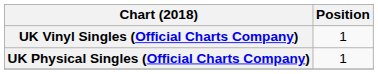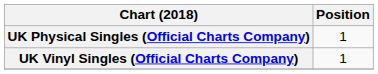rows swapped: (159, 58) <-> (159, 36)
